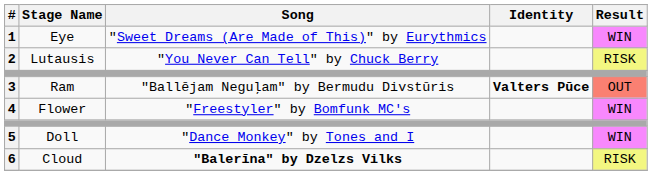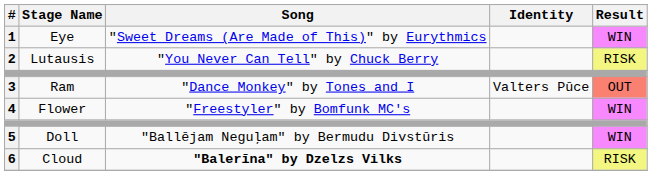(298, 87) "Ballējam Neguļam" by Bermudu Divstūris -> (298, 87) "Dance Monkey" by Tones and I
(541, 87) bold -> (541, 87) normal
(298, 137) "Dance Monkey" by Tones and I -> (298, 137) "Ballējam Neguļam" by Bermudu Divstūris
